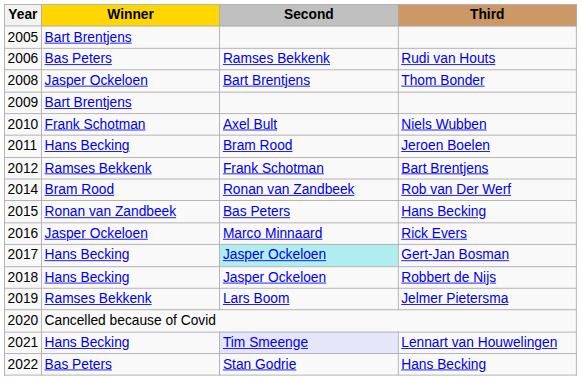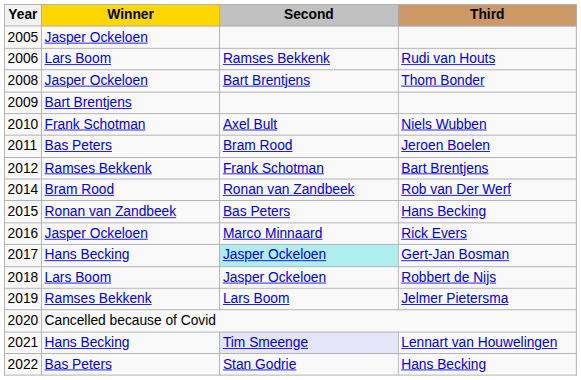(88, 37) Bart Brentjens -> (96, 37) Jasper Ockeloen
(78, 59) Bas Peters -> (78, 59) Lars Boom
(87, 146) Hans Becking -> (78, 146) Bas Peters
(87, 277) Hans Becking -> (78, 277) Lars Boom
